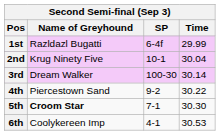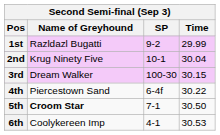(154, 43) 6-4f -> (153, 43) 9-2
(194, 75) 30.14 -> (194, 75) 30.15
(153, 91) 9-2 -> (154, 91) 6-4f
(194, 106) 30.30 -> (194, 106) 30.50
